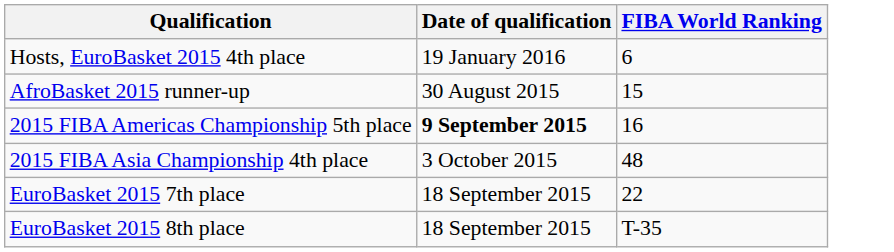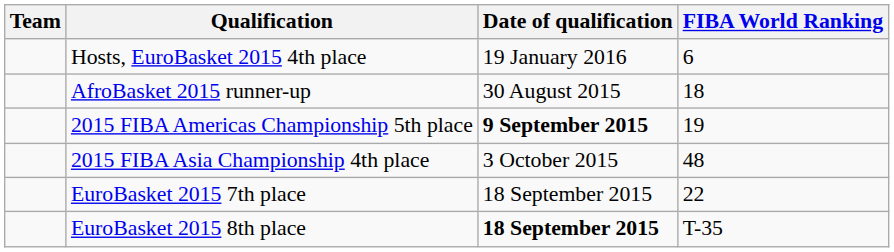+ column: (35, 21)
(632, 90) 15 -> (694, 90) 18
(632, 125) 16 -> (694, 125) 19
(506, 228) normal -> (571, 228) bold
